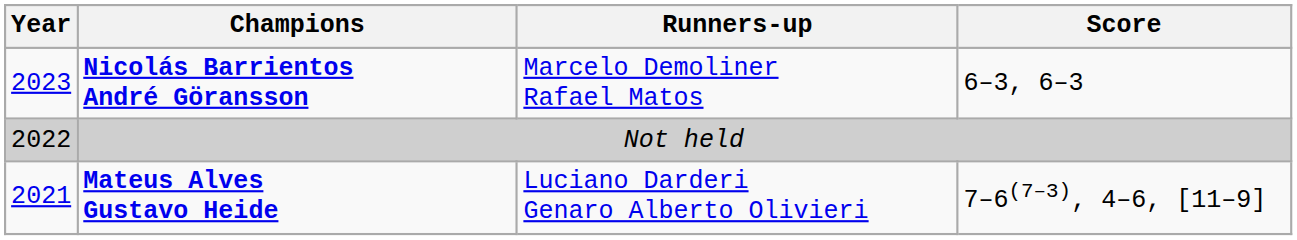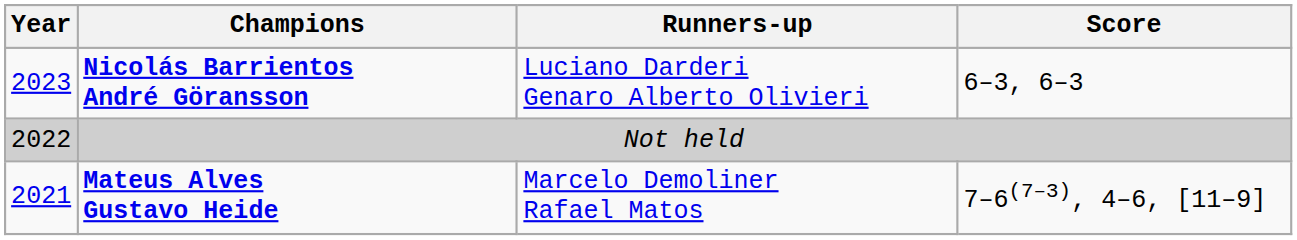(651, 83) Marcelo Demoliner Rafael Matos -> (696, 83) Luciano Darderi Genaro Alberto Olivieri
(696, 197) Luciano Darderi Genaro Alberto Olivieri -> (651, 197) Marcelo Demoliner Rafael Matos
